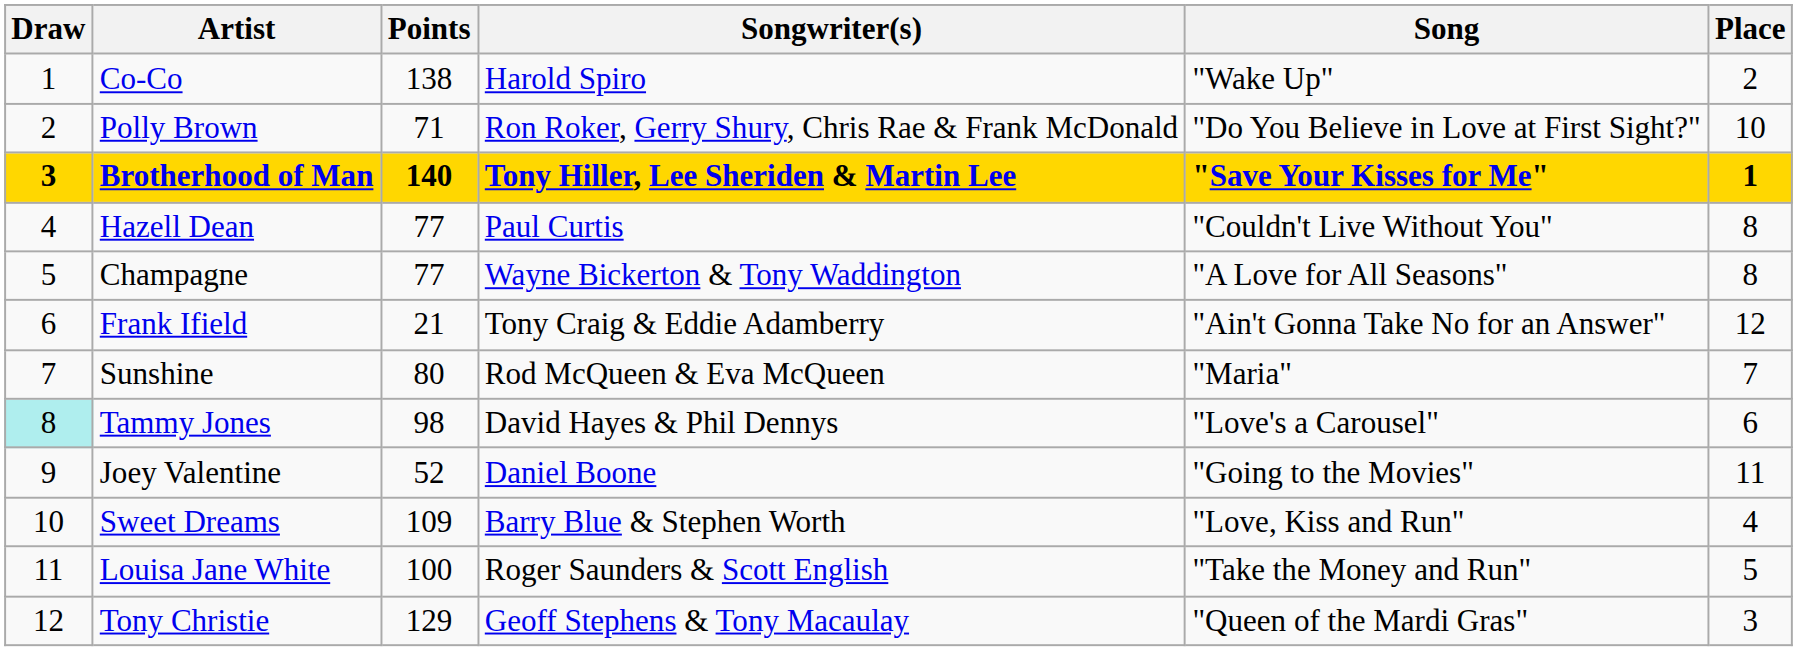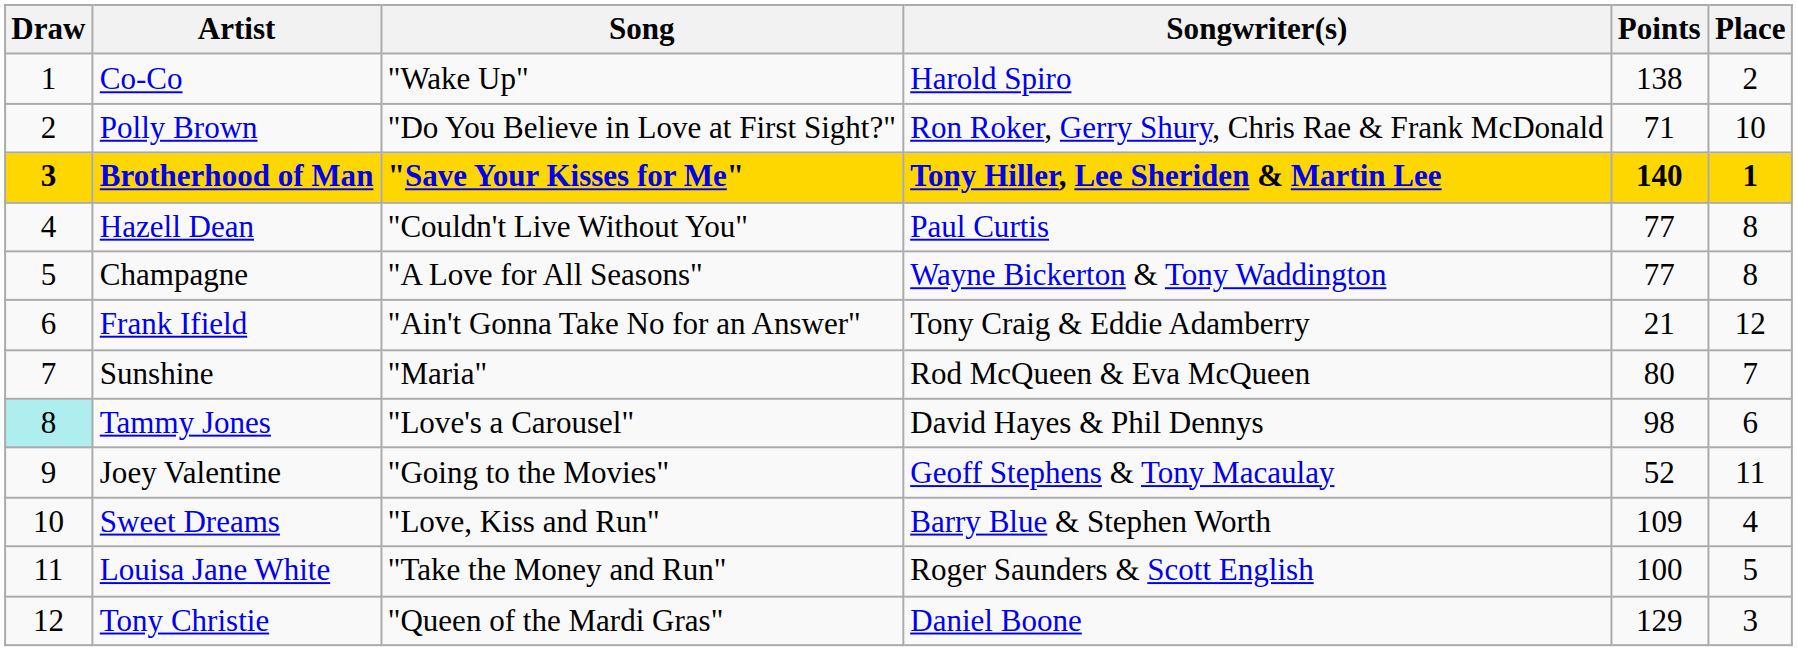columns swapped: (1447, 29) <-> (429, 29)
(571, 472) Daniel Boone -> (1122, 472) Geoff Stephens & Tony Macaulay
(697, 619) Geoff Stephens & Tony Macaulay -> (996, 619) Daniel Boone
